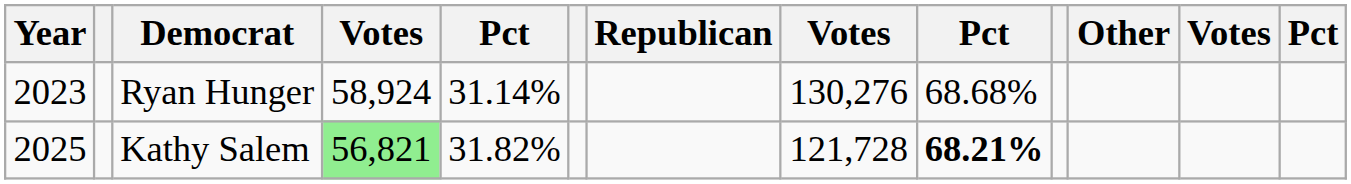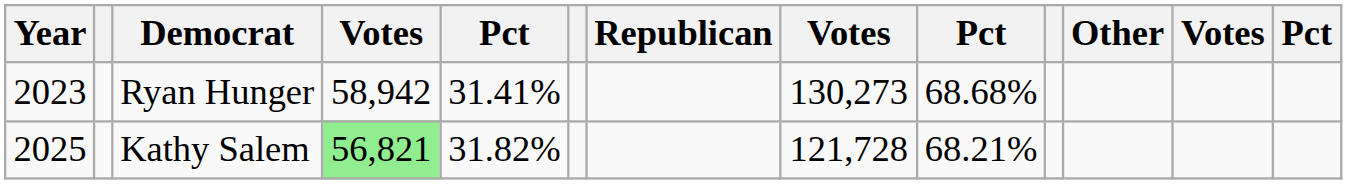(381, 91) 58,924 -> (381, 91) 58,942
(504, 91) 31.14% -> (504, 91) 31.41%
(849, 91) 130,276 -> (849, 91) 130,273
(984, 149) bold -> (981, 149) normal
